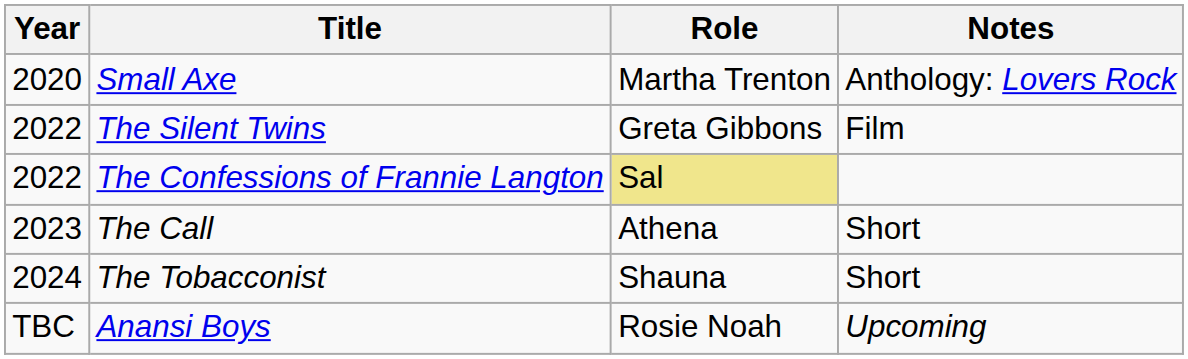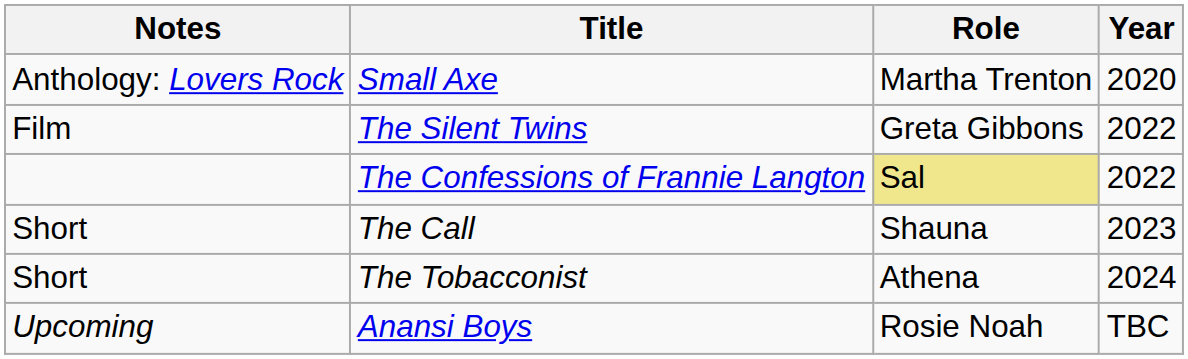columns swapped: (47, 29) <-> (1011, 29)
(668, 228) Athena -> (934, 228) Shauna
(672, 278) Shauna -> (929, 278) Athena
